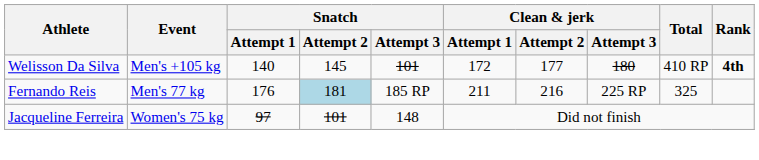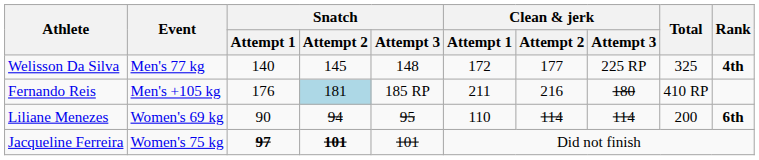(176, 67) Men's +105 kg -> (168, 67) Men's 77 kg
(407, 67) 101 -> (407, 67) 148
(624, 67) 180 -> (624, 67) 225 RP
(686, 67) 410 RP -> (686, 67) 325
(168, 92) Men's 77 kg -> (176, 92) Men's +105 kg
(624, 92) 225 RP -> (624, 92) 180
(686, 92) 325 -> (686, 92) 410 RP
+ row: (58, 117)
(263, 117) normal -> (263, 142) bold
(335, 117) normal -> (335, 142) bold
(407, 117) 148 -> (407, 142) 101
